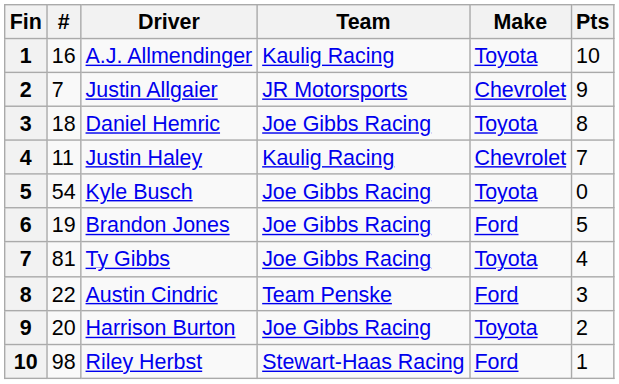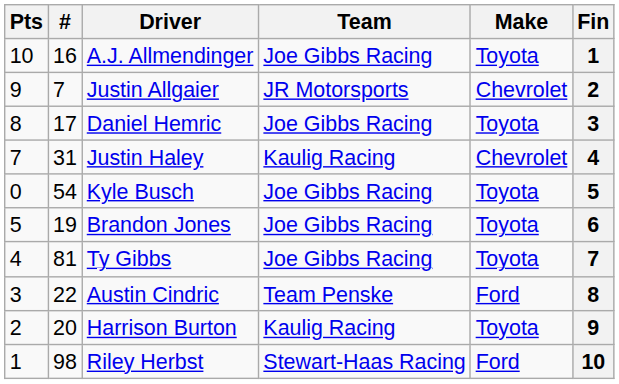columns swapped: (26, 22) <-> (593, 22)
(328, 56) Kaulig Racing -> (348, 56) Joe Gibbs Racing
(64, 124) 18 -> (65, 124) 17
(63, 158) 11 -> (65, 158) 31
(496, 225) Ford -> (507, 225) Toyota
(347, 327) Joe Gibbs Racing -> (329, 327) Kaulig Racing
